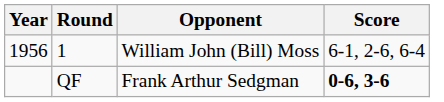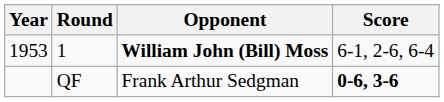(28, 50) 1956 -> (28, 50) 1953
(220, 50) normal -> (225, 50) bold
